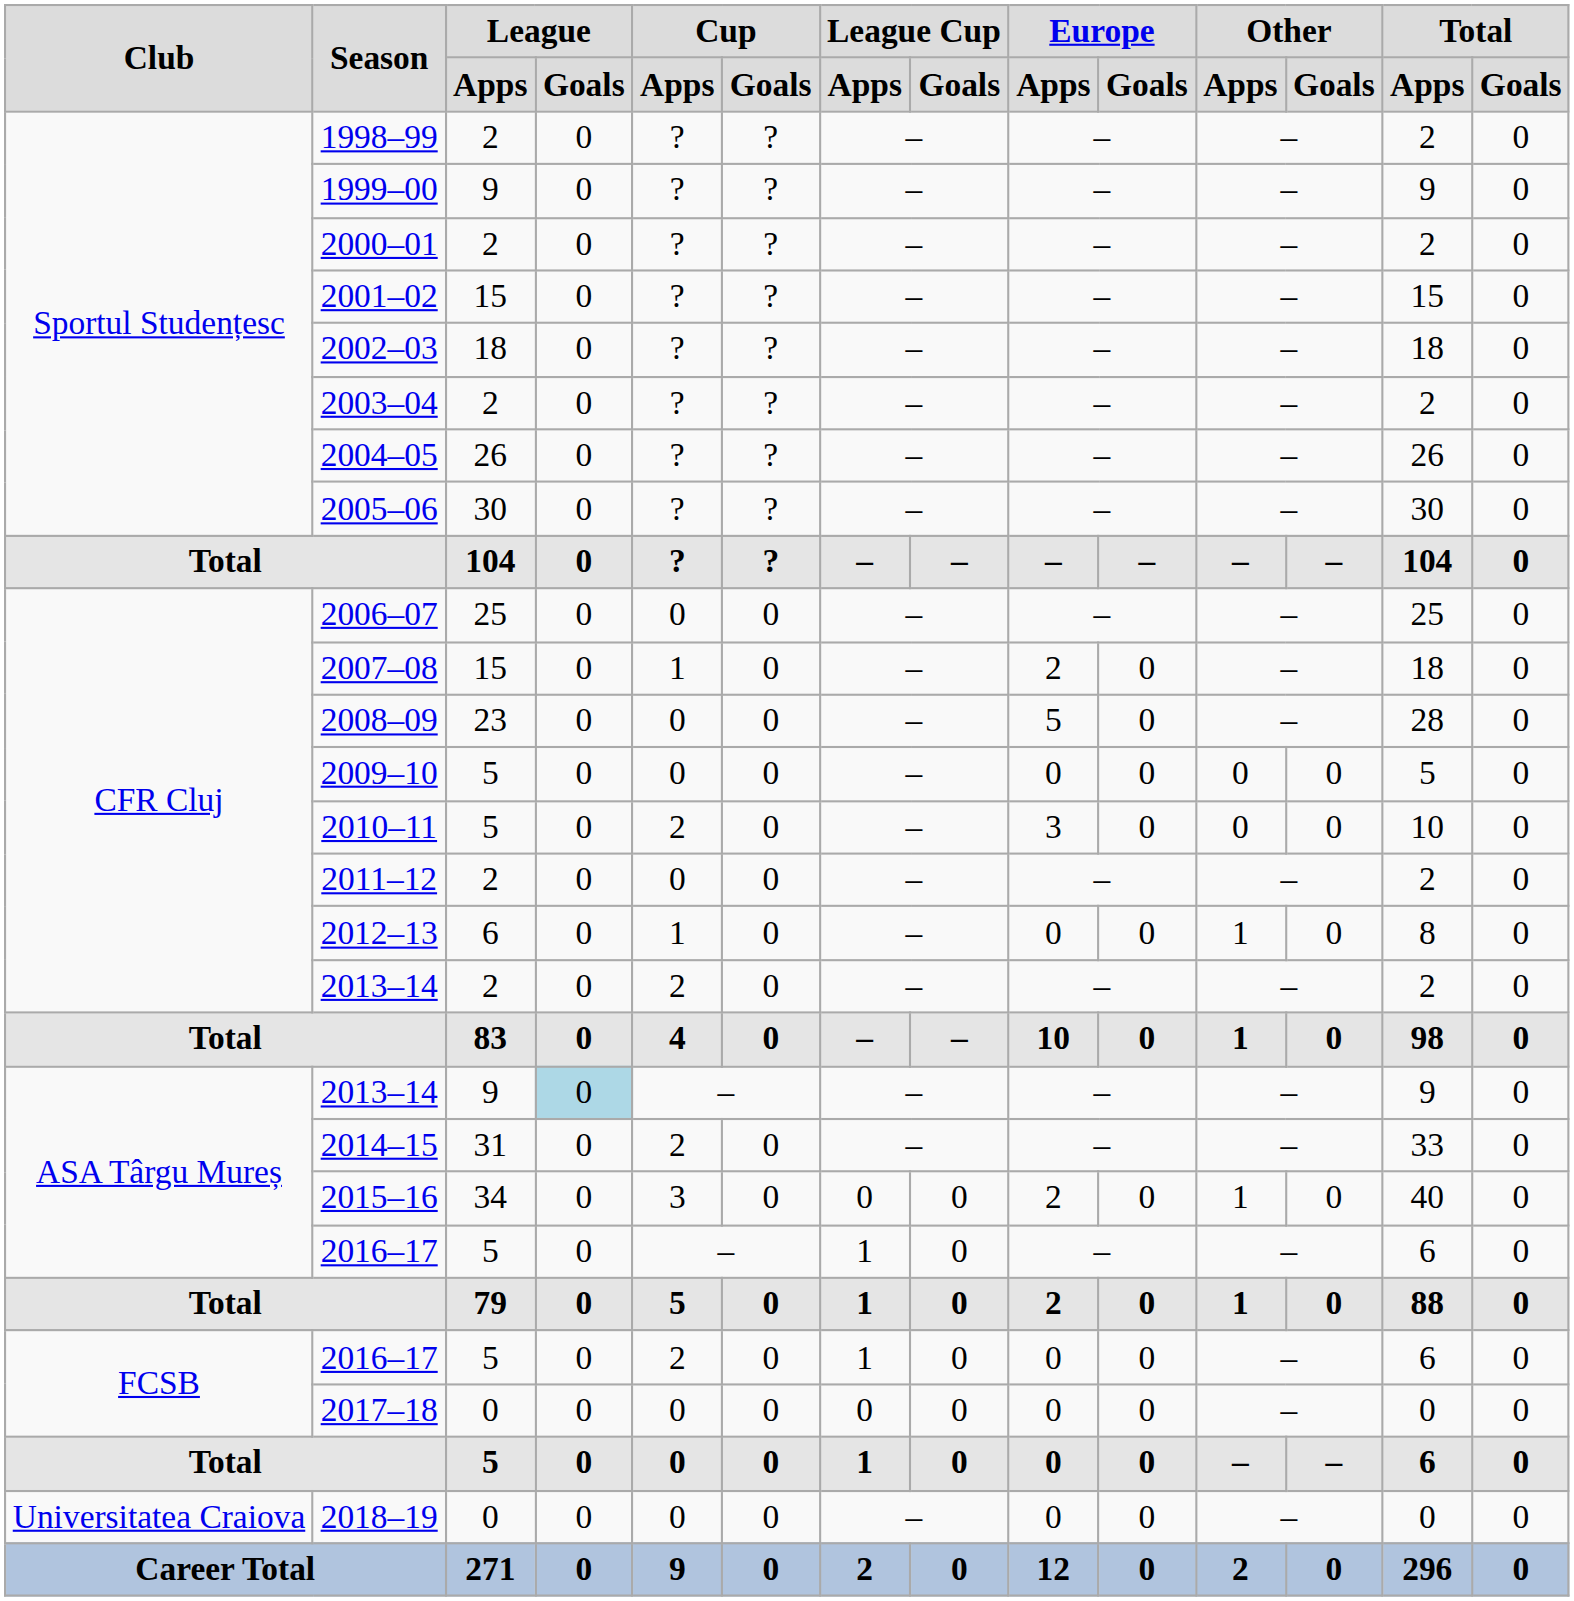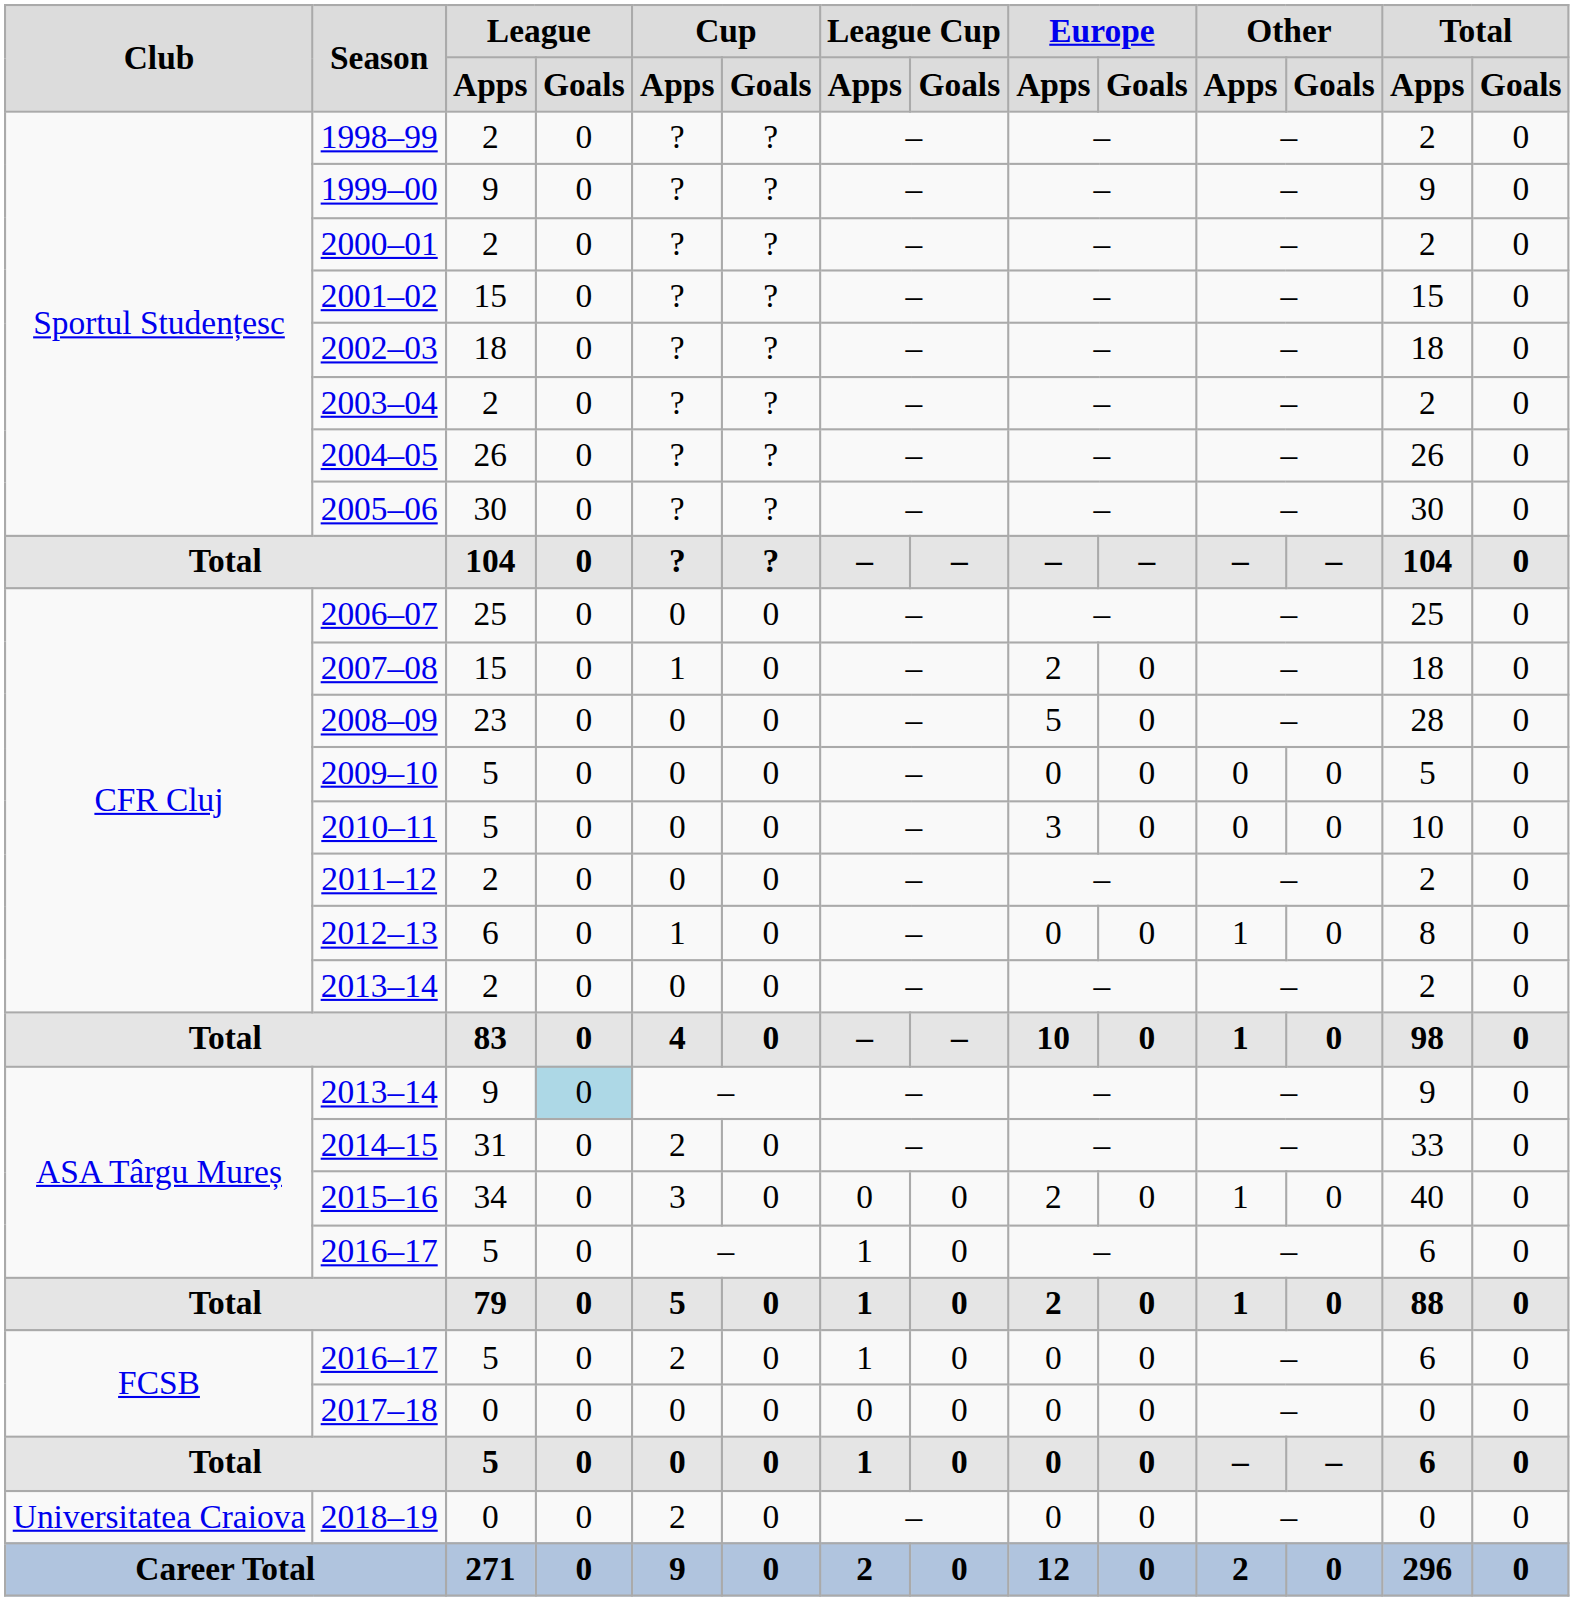(677, 826) 2 -> (677, 826) 0
(677, 985) 2 -> (677, 985) 0
(677, 1515) 0 -> (677, 1515) 2
